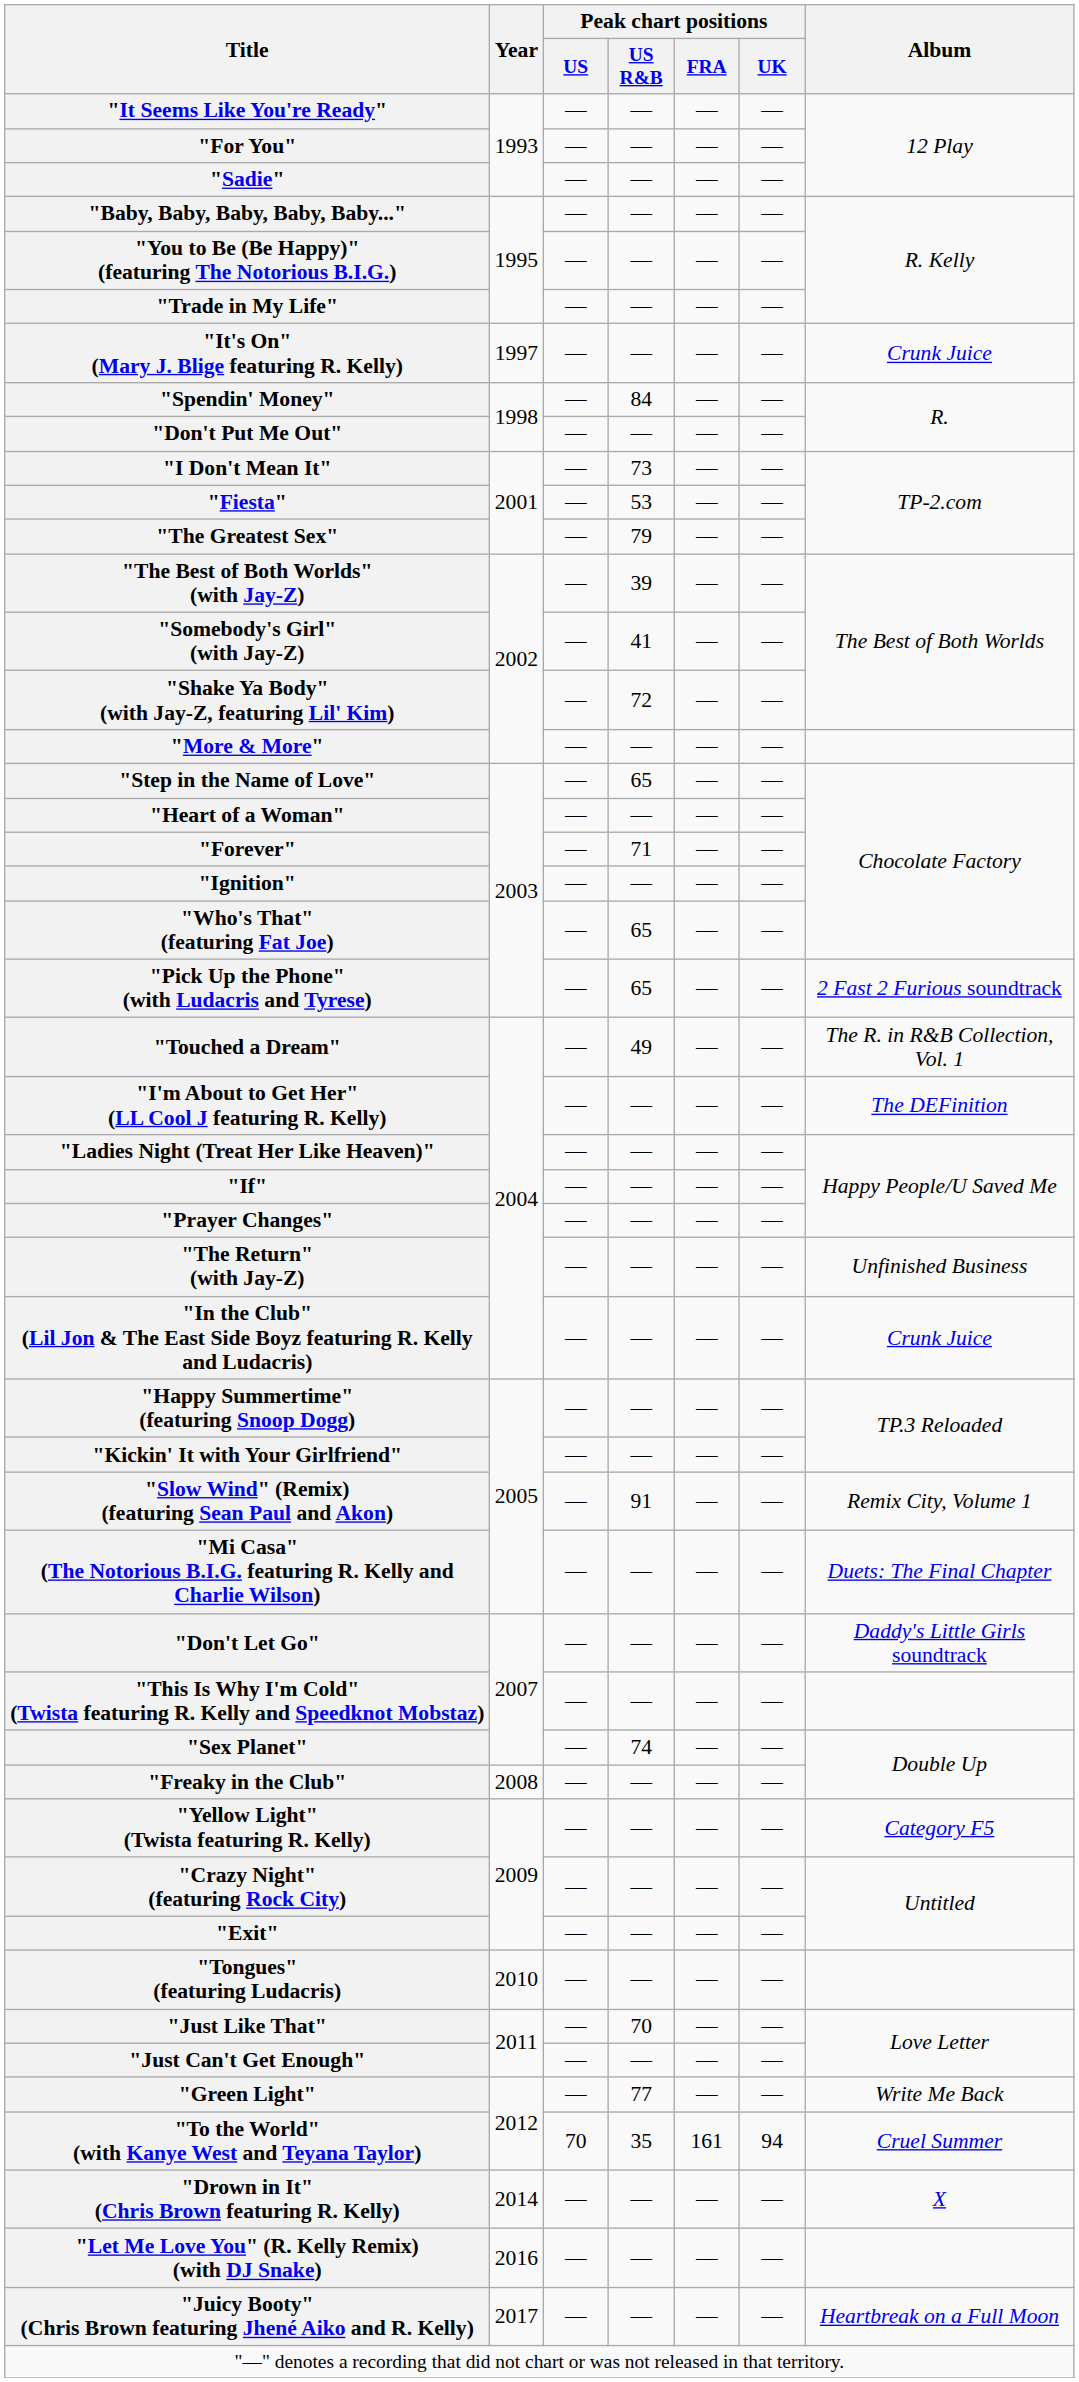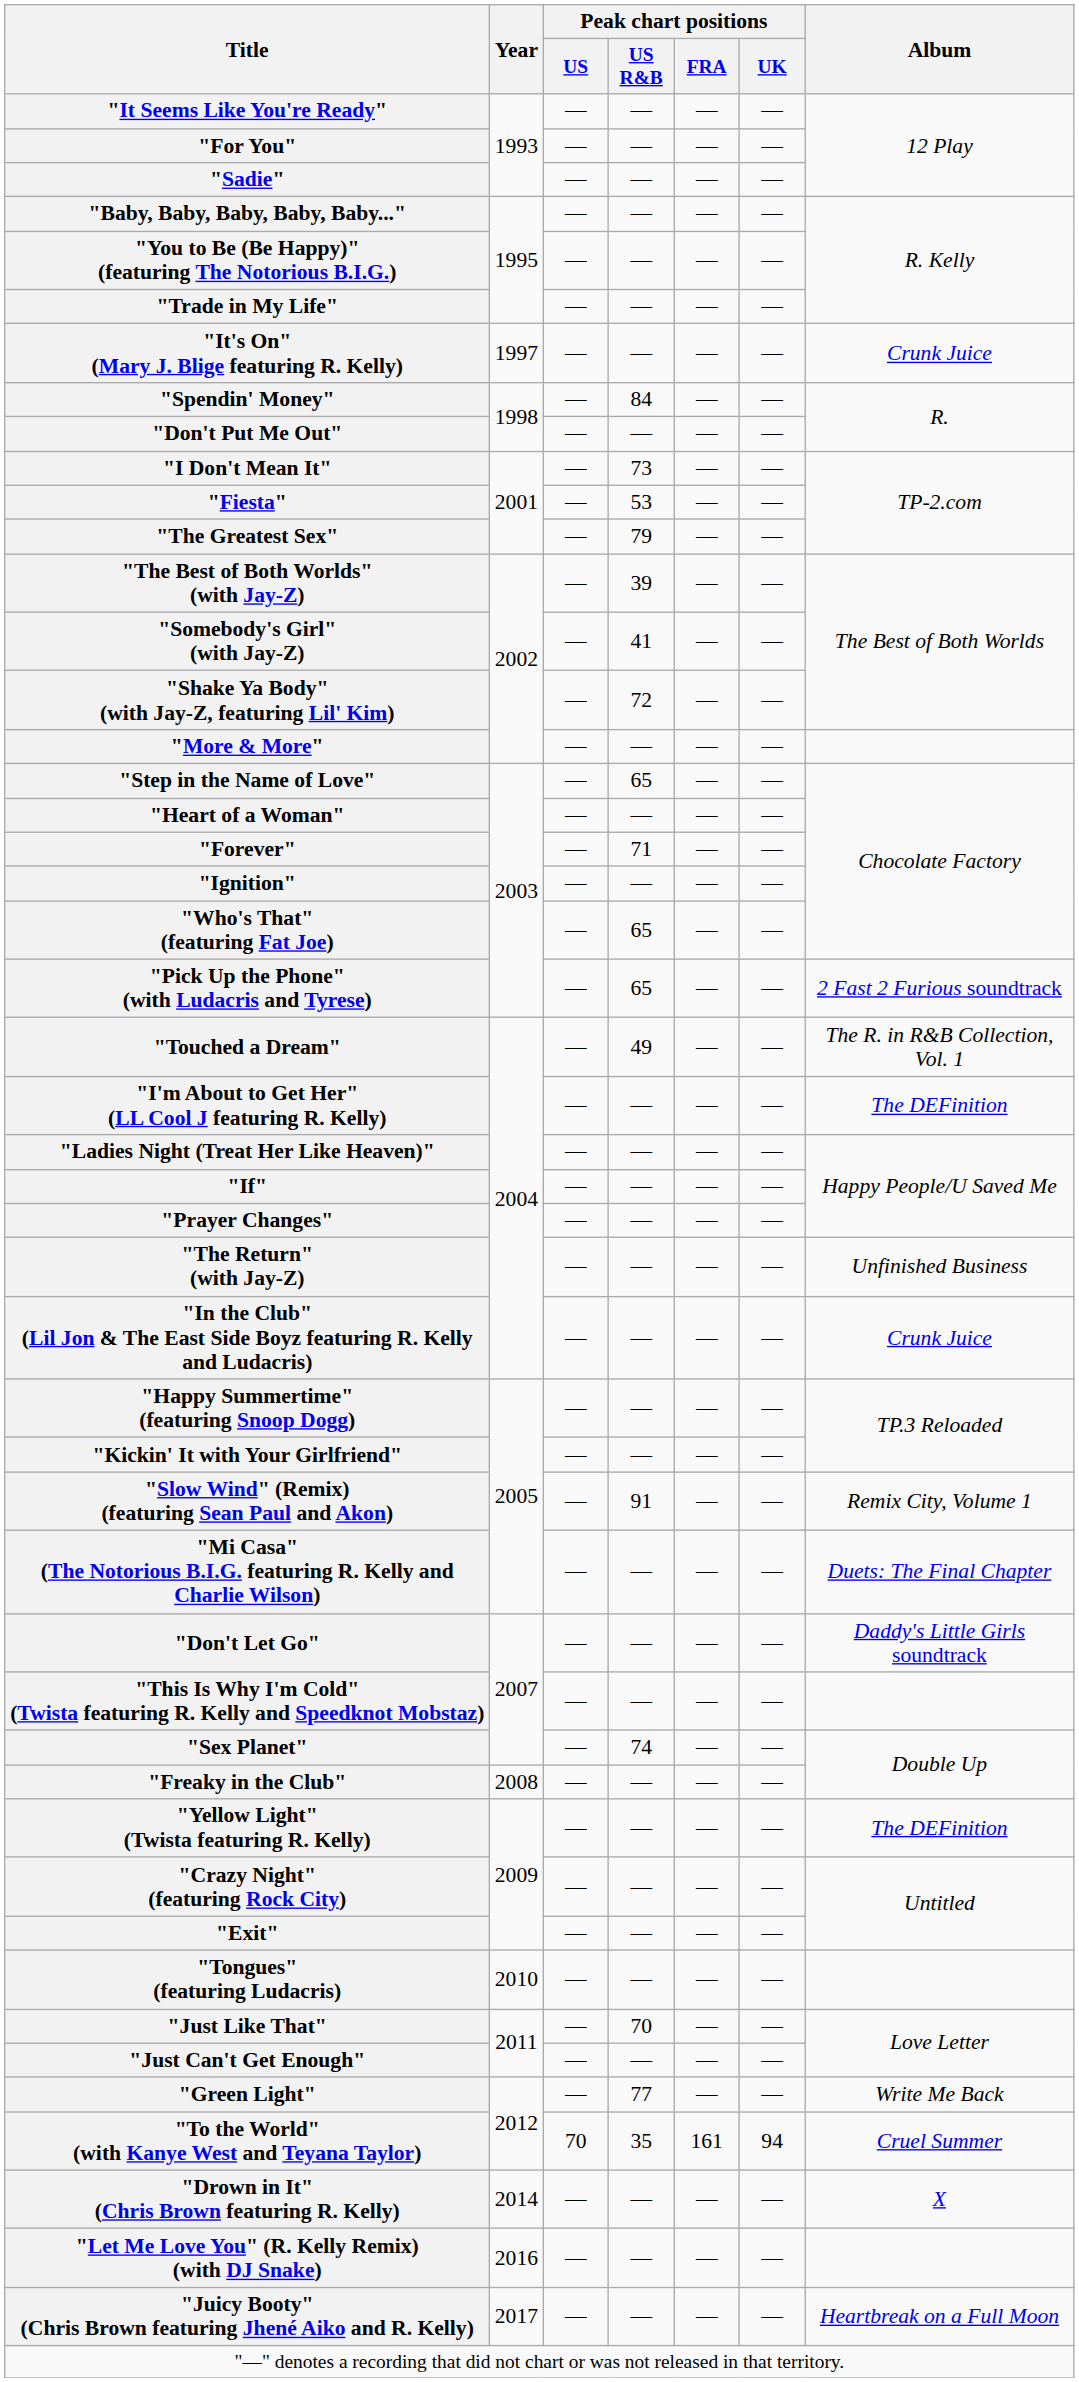(939, 1827) Category F5 -> (939, 1827) The DEFinition
